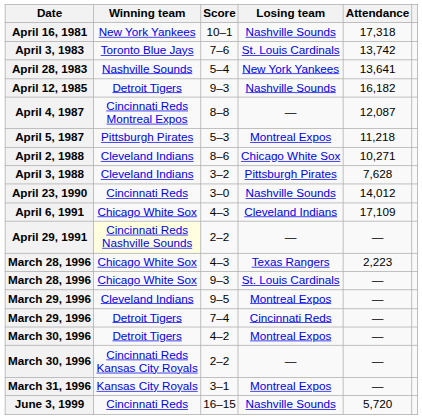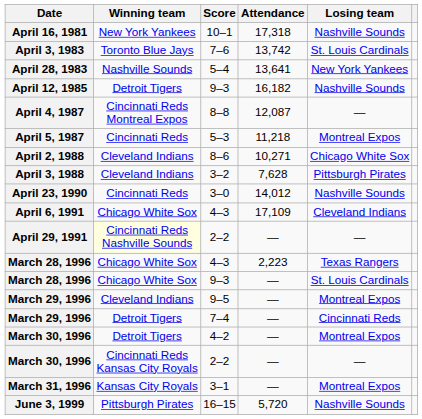columns swapped: (291, 13) <-> (378, 13)
(147, 138) Pittsburgh Pirates -> (147, 138) Cincinnati Reds
(147, 405) Cincinnati Reds -> (147, 405) Pittsburgh Pirates
